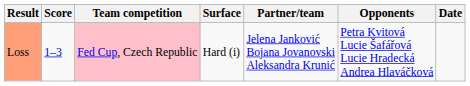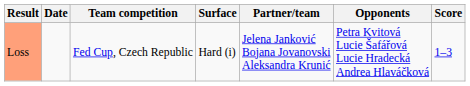columns swapped: (450, 13) <-> (58, 13)
(137, 51) pink background -> (133, 51) no background
